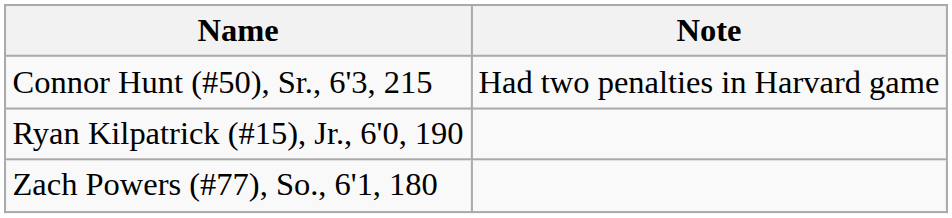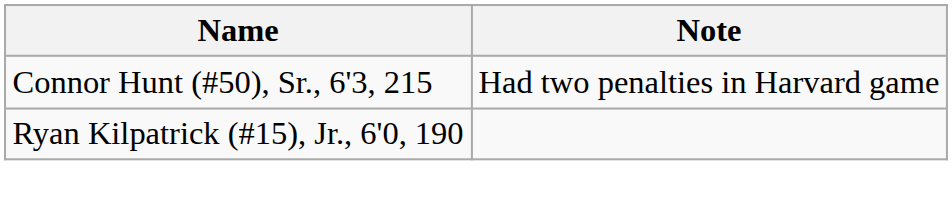- row: (225, 184)
